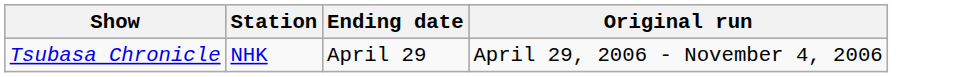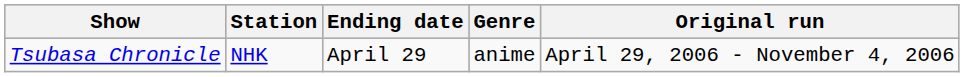+ column: (504, 22)
